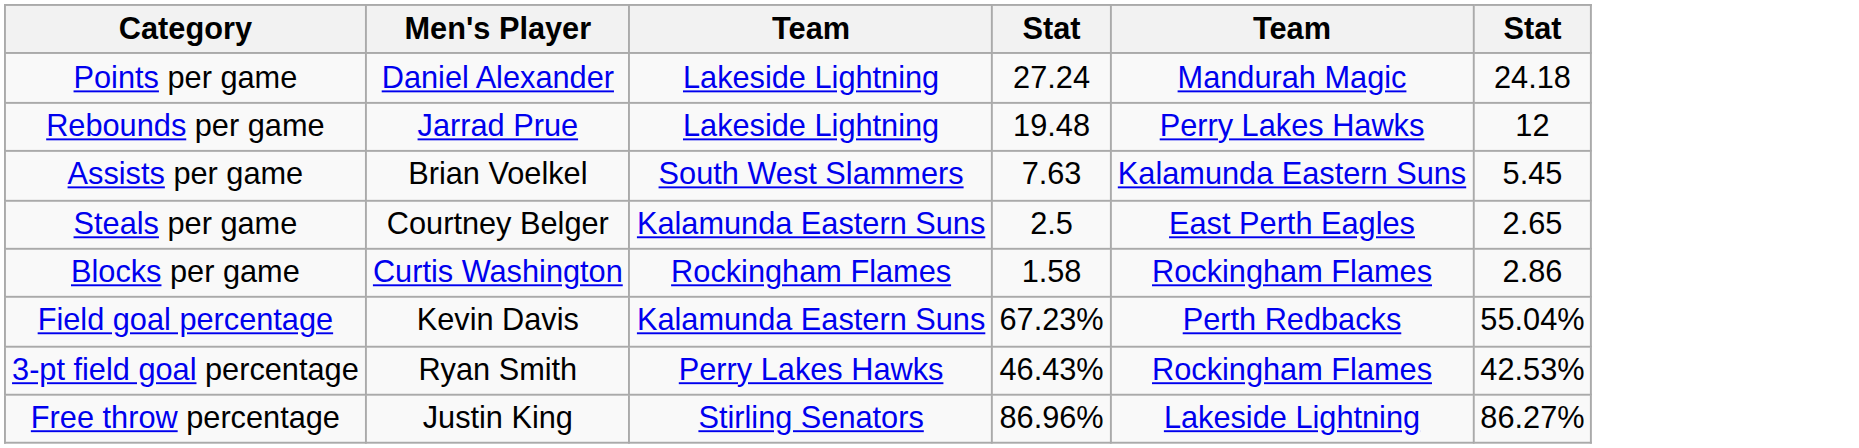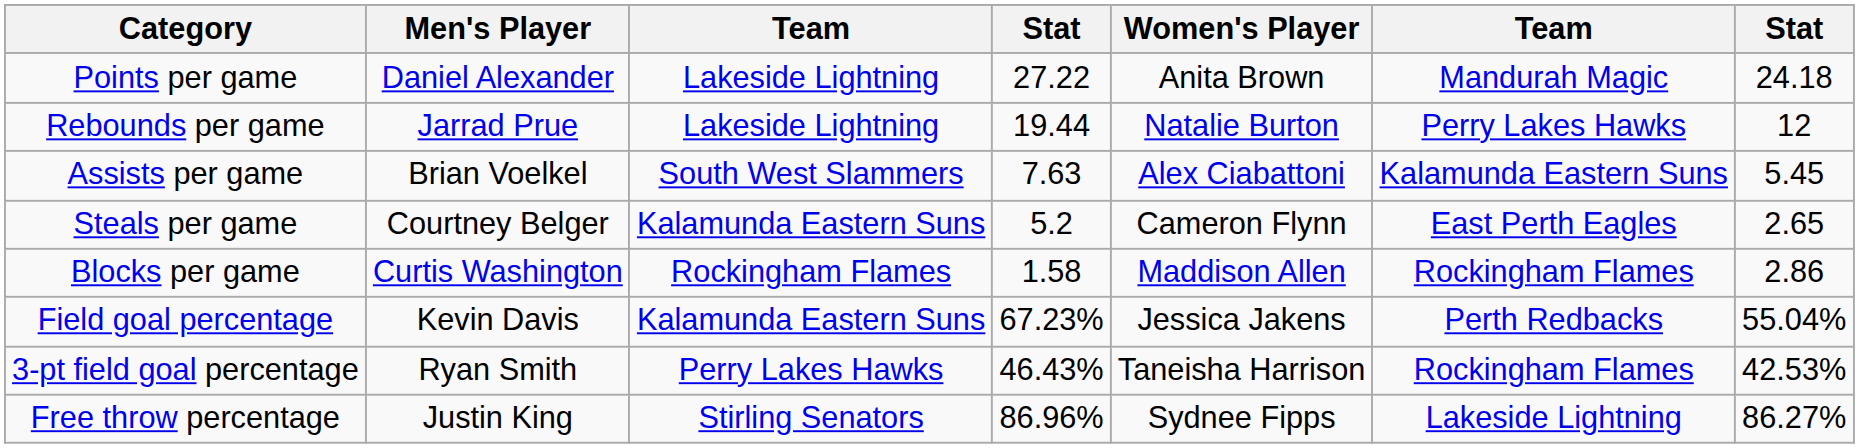+ column: (1242, 28)
(1052, 77) 27.24 -> (1052, 77) 27.22
(1052, 126) 19.48 -> (1052, 126) 19.44
(1052, 223) 2.5 -> (1052, 223) 5.2
